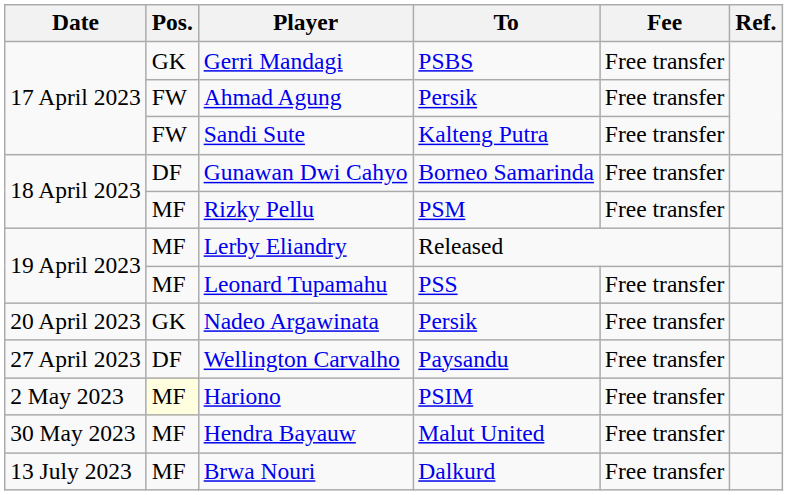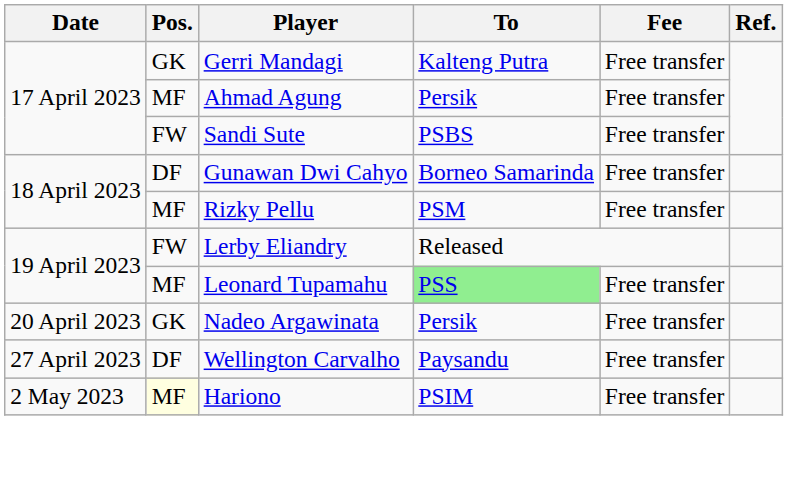(446, 60) PSBS -> (483, 60) Kalteng Putra
(169, 97) FW -> (169, 97) MF
(483, 135) Kalteng Putra -> (446, 135) PSBS
(169, 246) MF -> (169, 246) FW
(438, 284) no background -> (438, 284) lightgreen background
- row: (280, 433)
- row: (260, 470)
